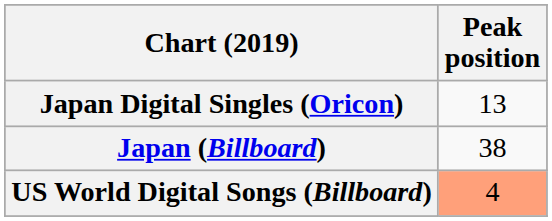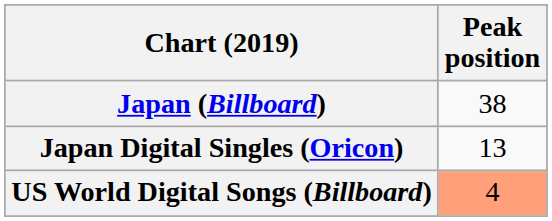rows swapped: (222, 147) <-> (222, 103)
